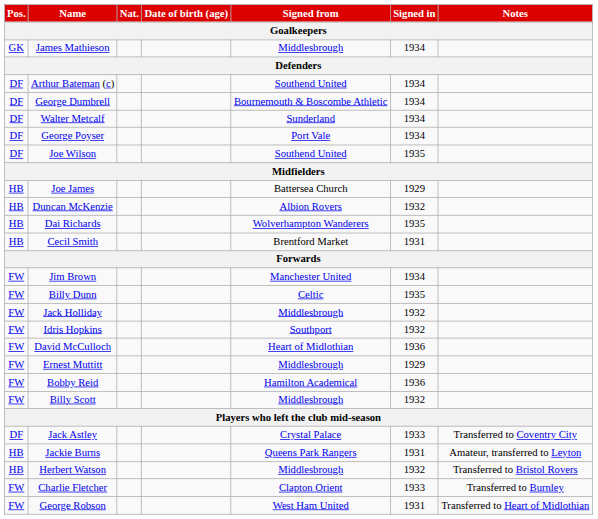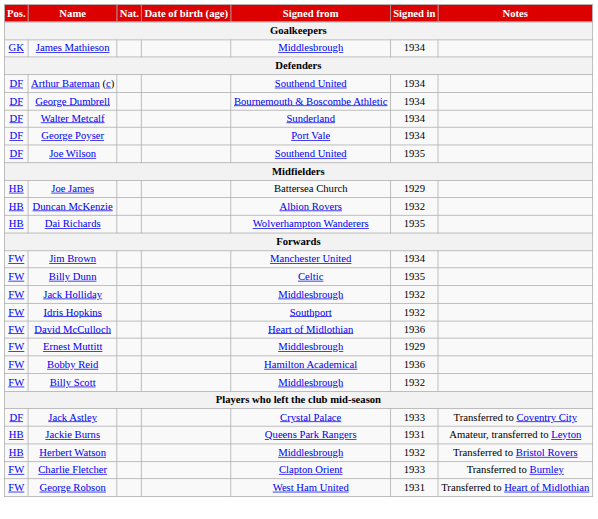- row: (73, 242)
